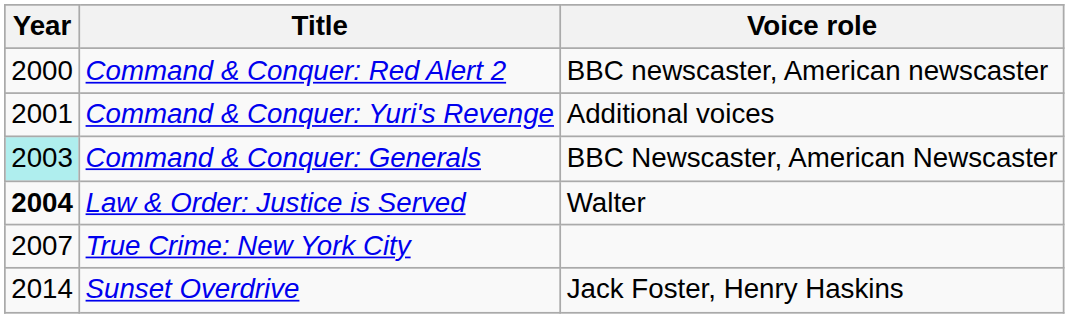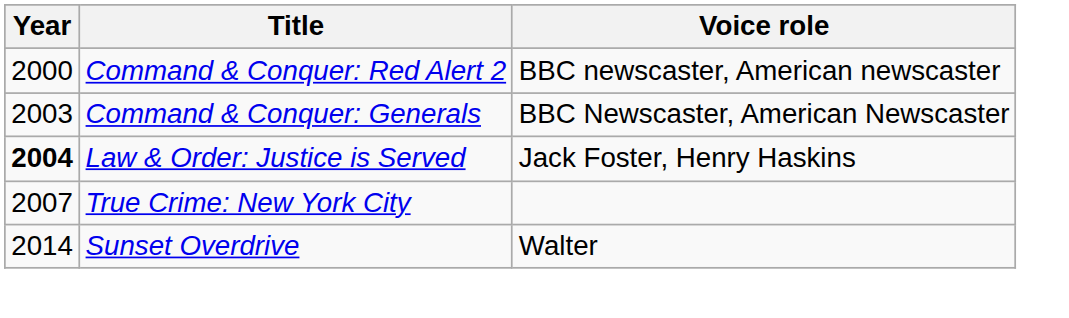- row: (320, 114)
(42, 158) paleturquoise background -> (42, 114) no background
(606, 202) Walter -> (687, 158) Jack Foster, Henry Haskins
(735, 289) Jack Foster, Henry Haskins -> (558, 245) Walter
